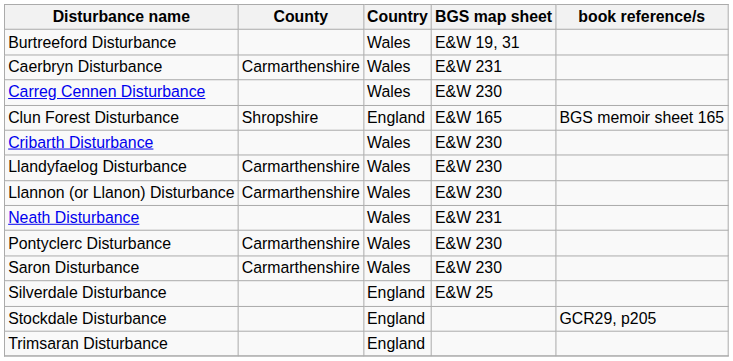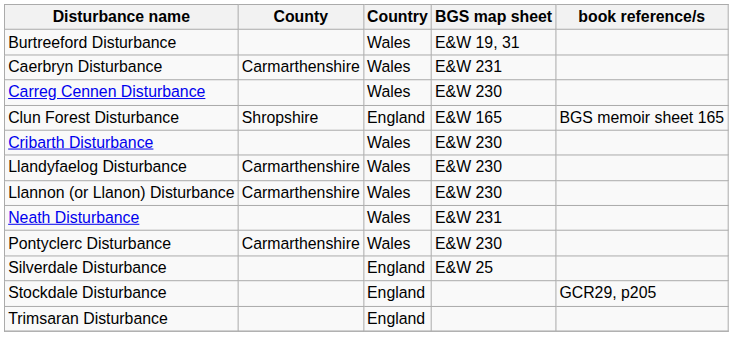- row: (74, 268)
